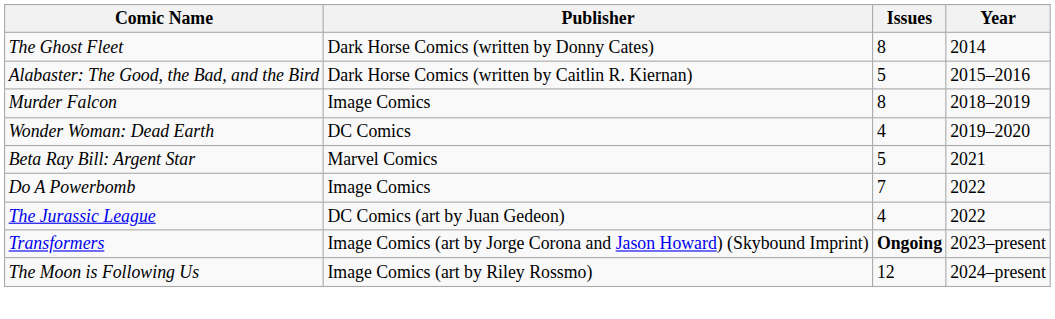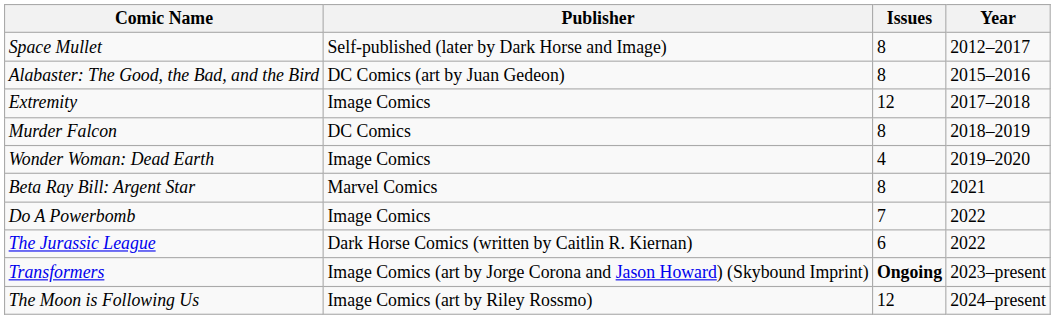+ row: (55, 46)
- row: (66, 46)
(510, 74) Dark Horse Comics (written by Caitlin R. Kiernan) -> (446, 74) DC Comics (art by Juan Gedeon)
(881, 74) 5 -> (881, 74) 8
+ row: (43, 103)
(379, 103) Image Comics -> (369, 131) DC Comics
(369, 131) DC Comics -> (379, 159) Image Comics
(881, 159) 5 -> (881, 187) 8
(446, 215) DC Comics (art by Juan Gedeon) -> (510, 243) Dark Horse Comics (written by Caitlin R. Kiernan)
(881, 215) 4 -> (881, 243) 6
